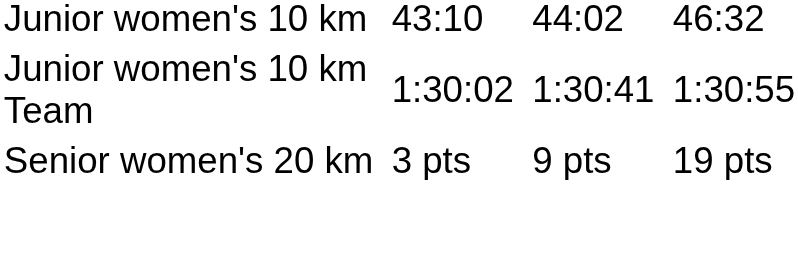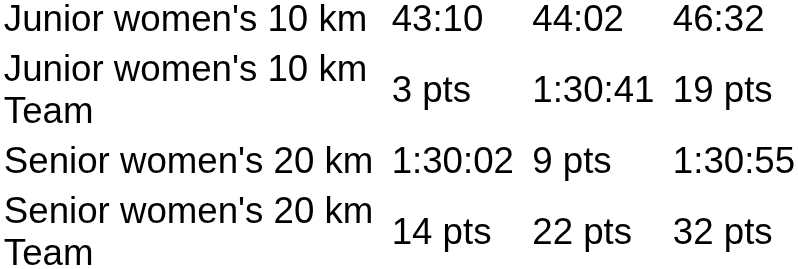(453, 89) 1:30:02 -> (431, 89) 3 pts
(734, 89) 1:30:55 -> (723, 89) 19 pts
(431, 160) 3 pts -> (453, 160) 1:30:02
(723, 160) 19 pts -> (734, 160) 1:30:55
+ row: (189, 231)
